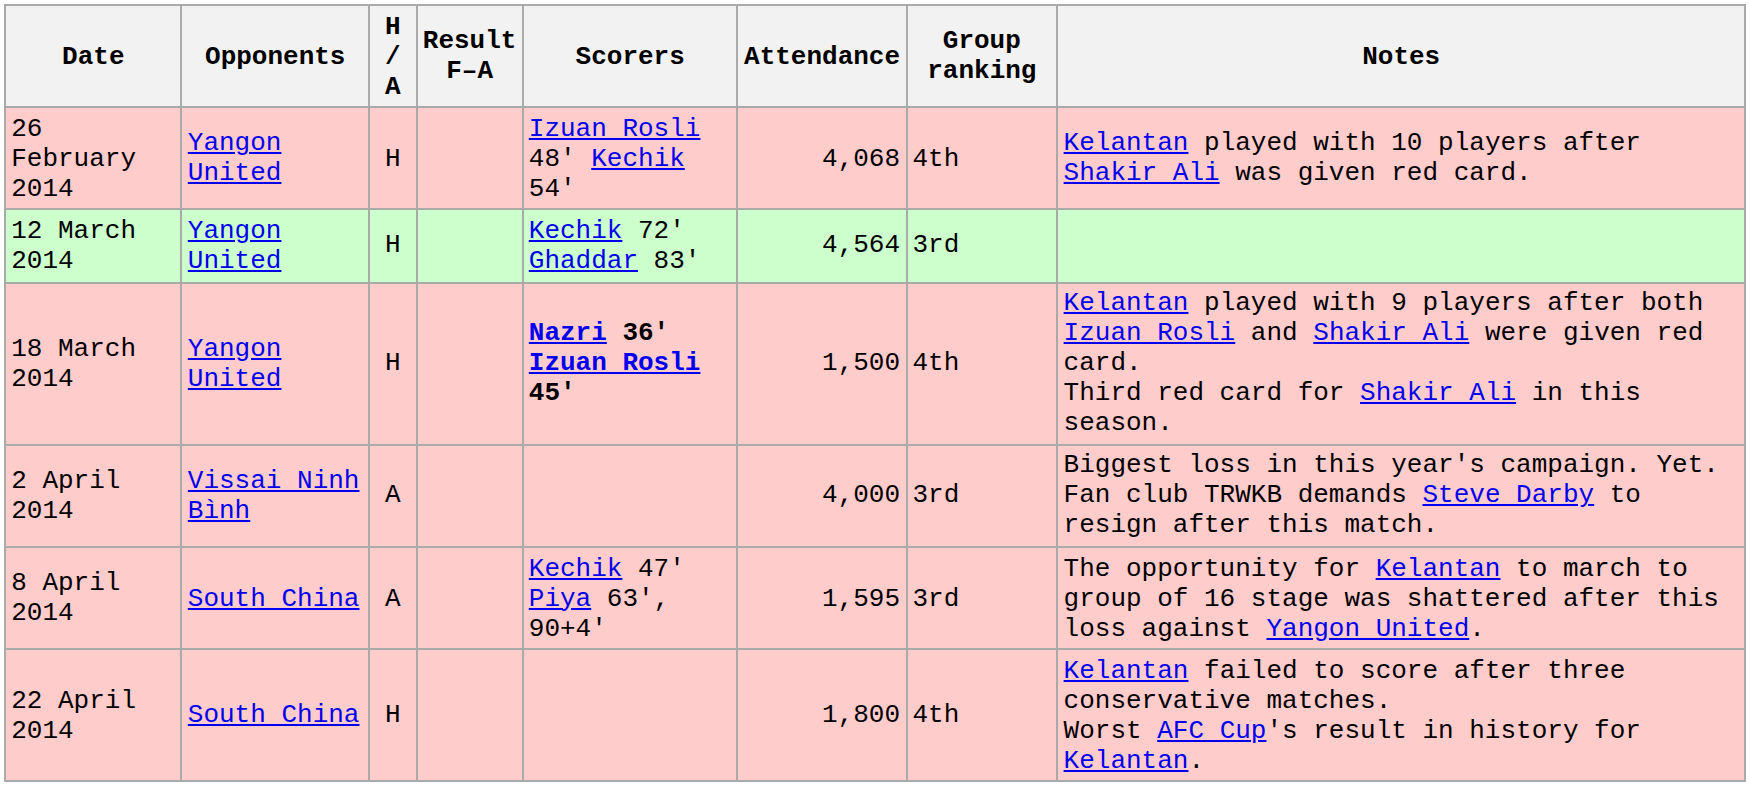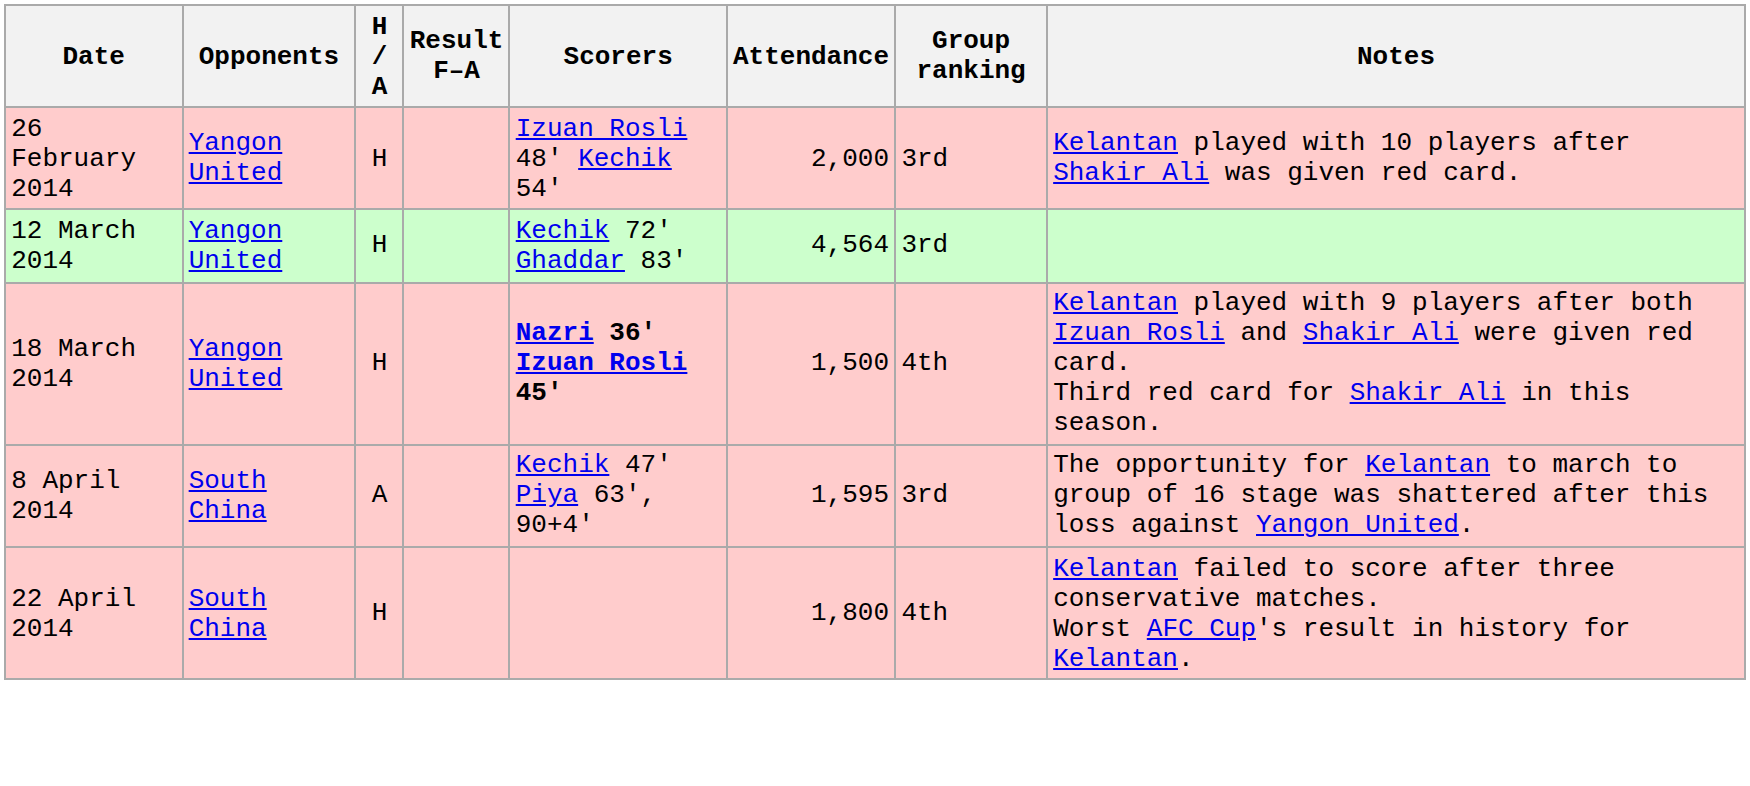(861, 159) 4,068 -> (850, 159) 2,000
(936, 159) 4th -> (925, 159) 3rd
- row: (66, 496)
